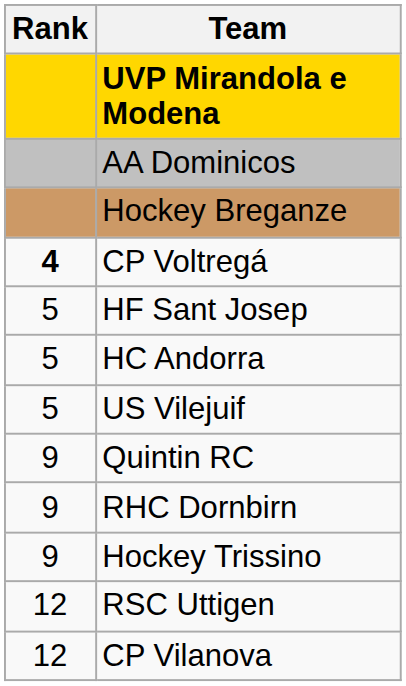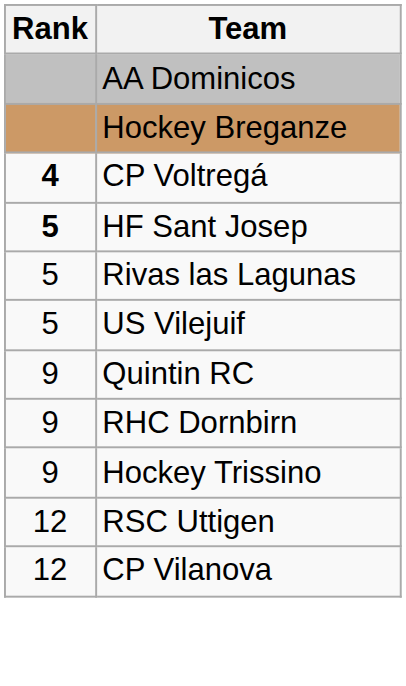- row: (225, 95)
(50, 310) normal -> (50, 226) bold
- row: (183, 359)
+ row: (229, 275)
